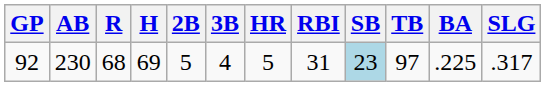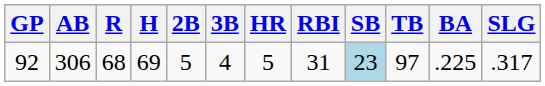(73, 61) 230 -> (73, 61) 306
